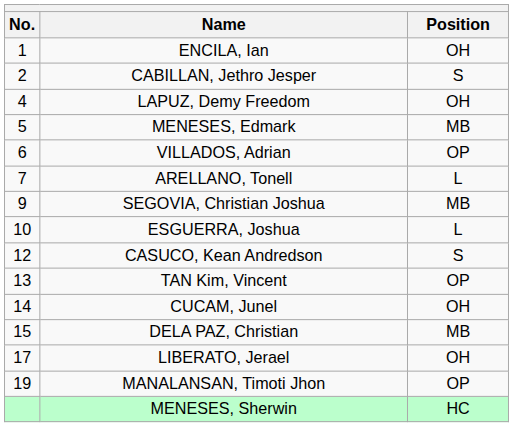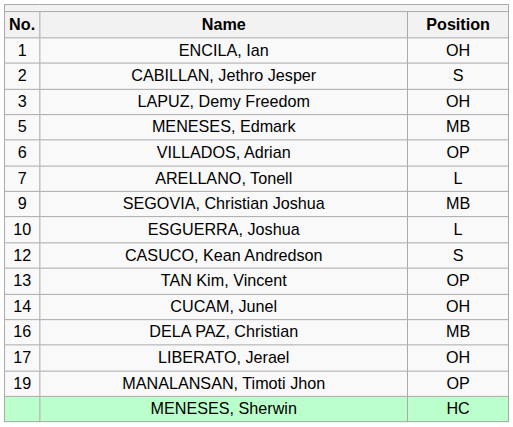(22, 101) 4 -> (22, 101) 3
(22, 332) 15 -> (22, 332) 16
